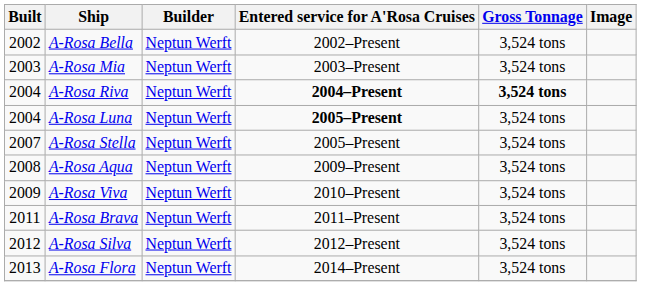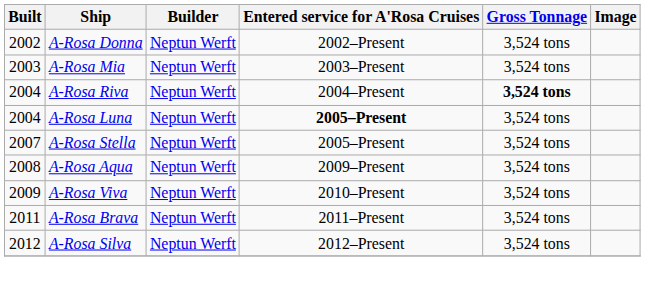- row: (91, 42)
+ row: (96, 42)
(357, 92) bold -> (361, 92) normal
- row: (92, 268)
